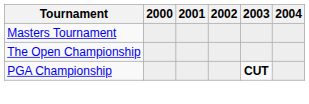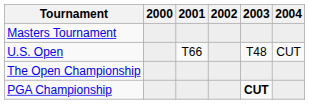+ row: (35, 52)
